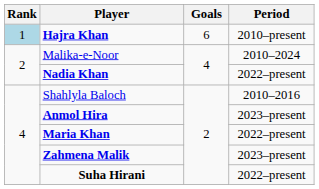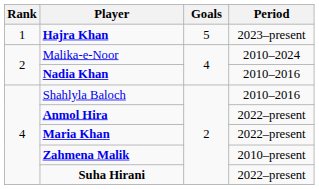(22, 34) lightblue background -> (22, 34) no background
(206, 34) 6 -> (206, 34) 5
(272, 34) 2010–present -> (272, 34) 2023–present
(272, 74) 2022–present -> (272, 74) 2010–2016
(272, 114) 2023–present -> (272, 114) 2022–present
(272, 154) 2023–present -> (272, 154) 2010–present
